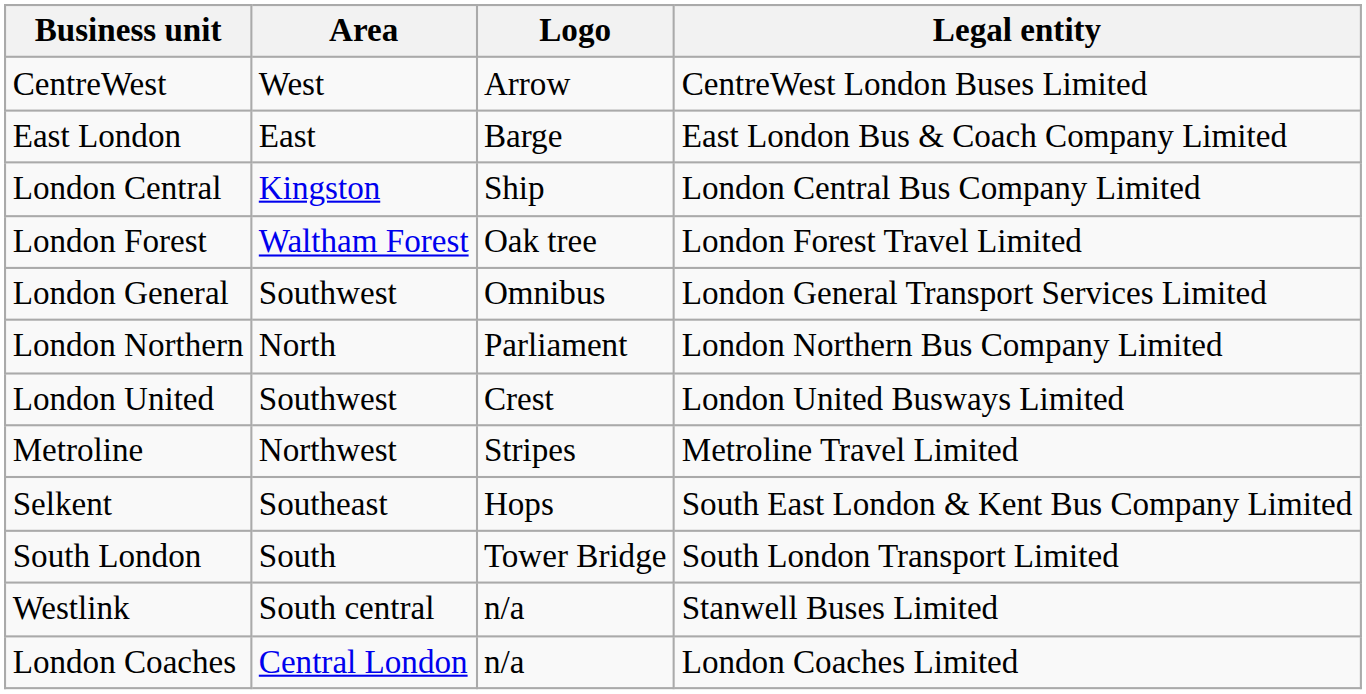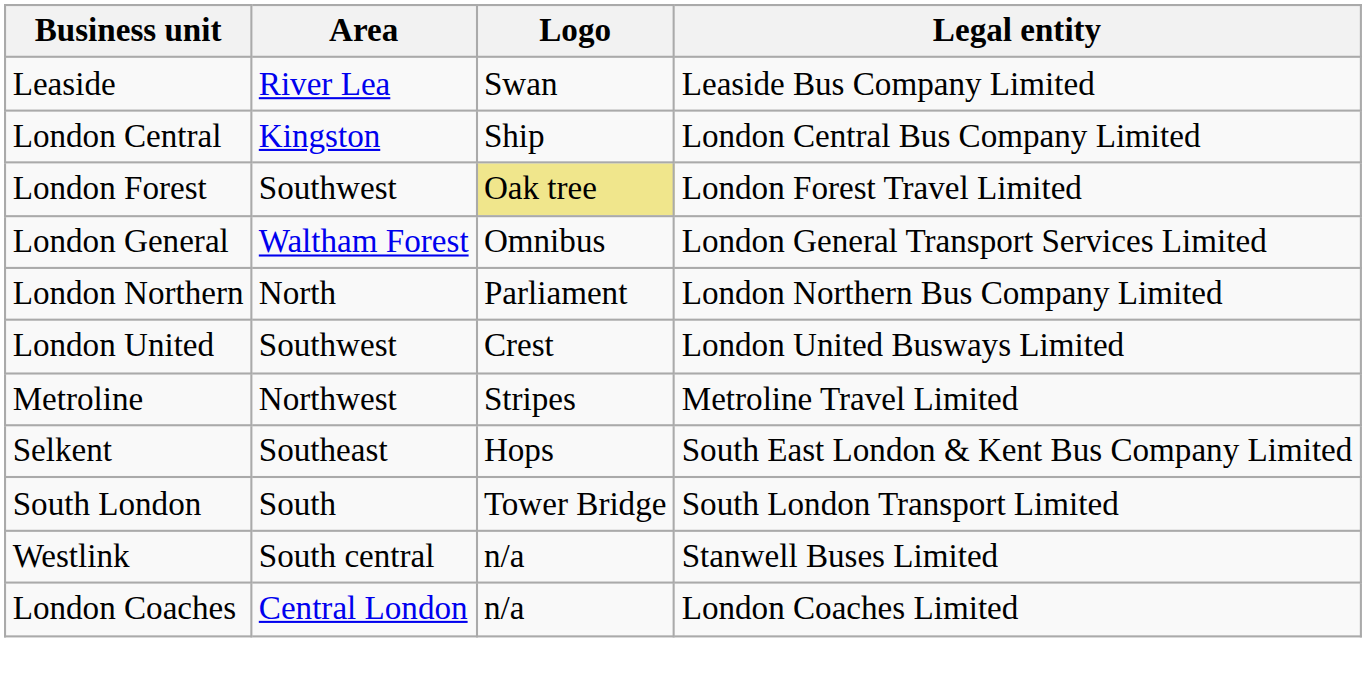- row: (90, 83)
- row: (97, 135)
+ row: (64, 83)
(364, 240) Waltham Forest -> (328, 188) Southwest
(540, 240) no background -> (540, 188) khaki background
(328, 293) Southwest -> (364, 240) Waltham Forest
